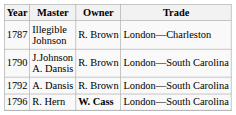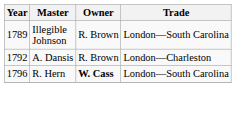(17, 35) 1787 -> (17, 35) 1789
(167, 35) London—Charleston -> (176, 35) London—South Carolina
- row: (53, 63)
(176, 85) London—South Carolina -> (167, 57) London—Charleston
